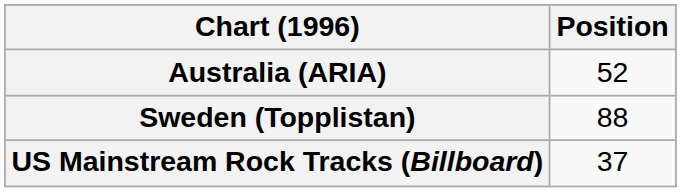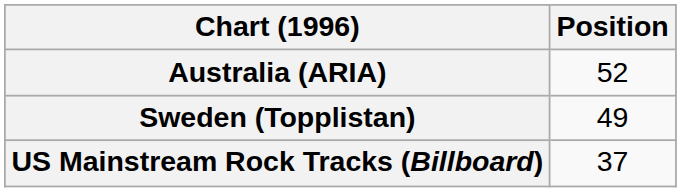(613, 117) 88 -> (613, 117) 49
